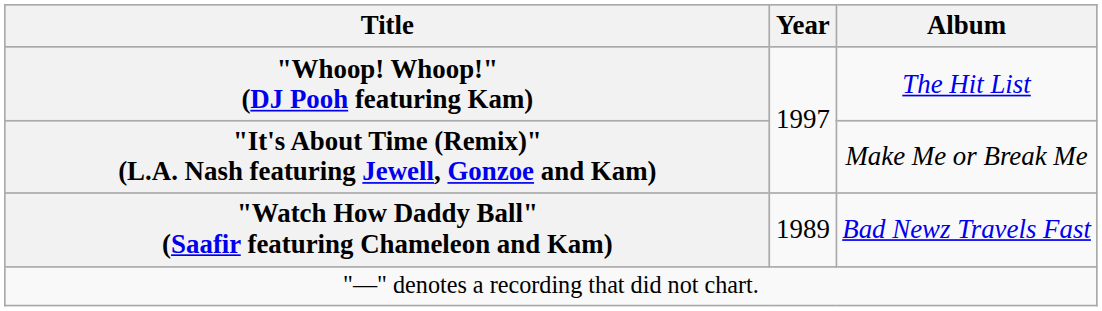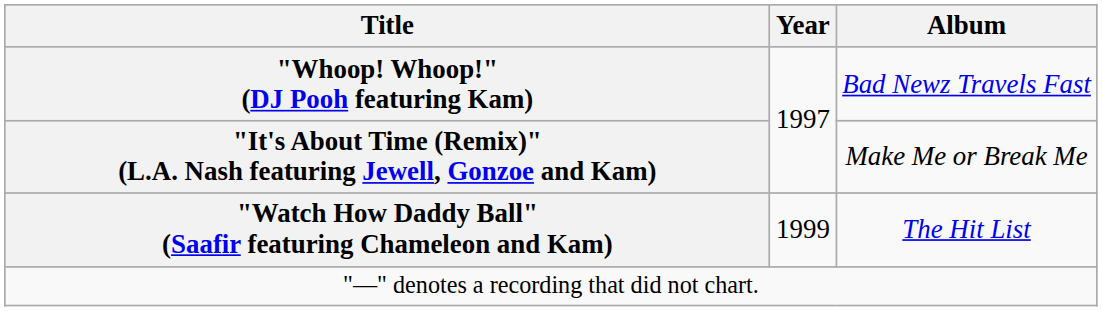(967, 83) The Hit List -> (967, 83) Bad Newz Travels Fast
(803, 229) 1989 -> (803, 229) 1999
(967, 229) Bad Newz Travels Fast -> (967, 229) The Hit List
